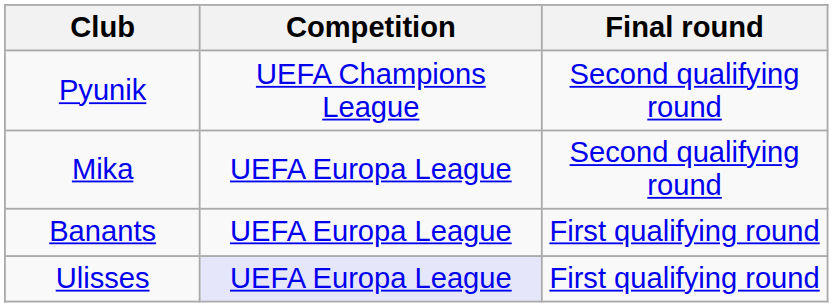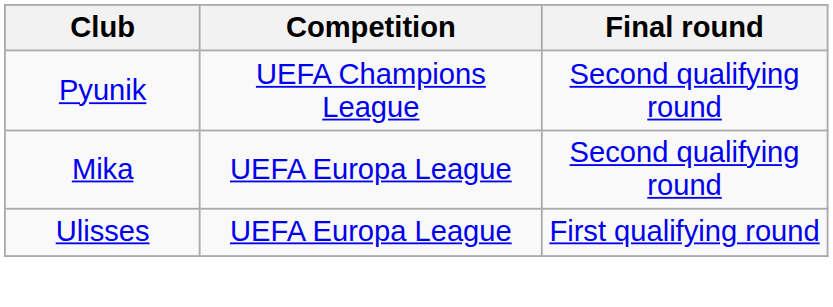- row: (103, 231)
(371, 277) lavender background -> (371, 231) no background
